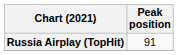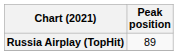(150, 42) 91 -> (150, 42) 89
